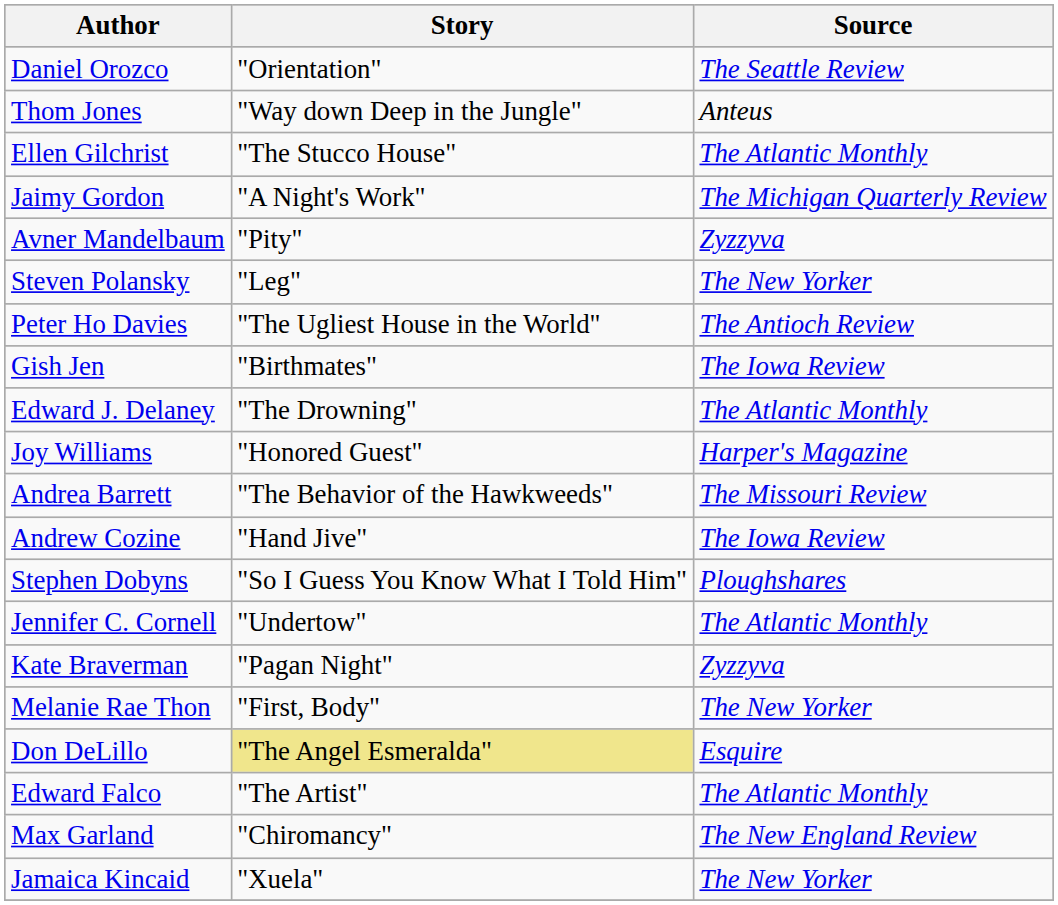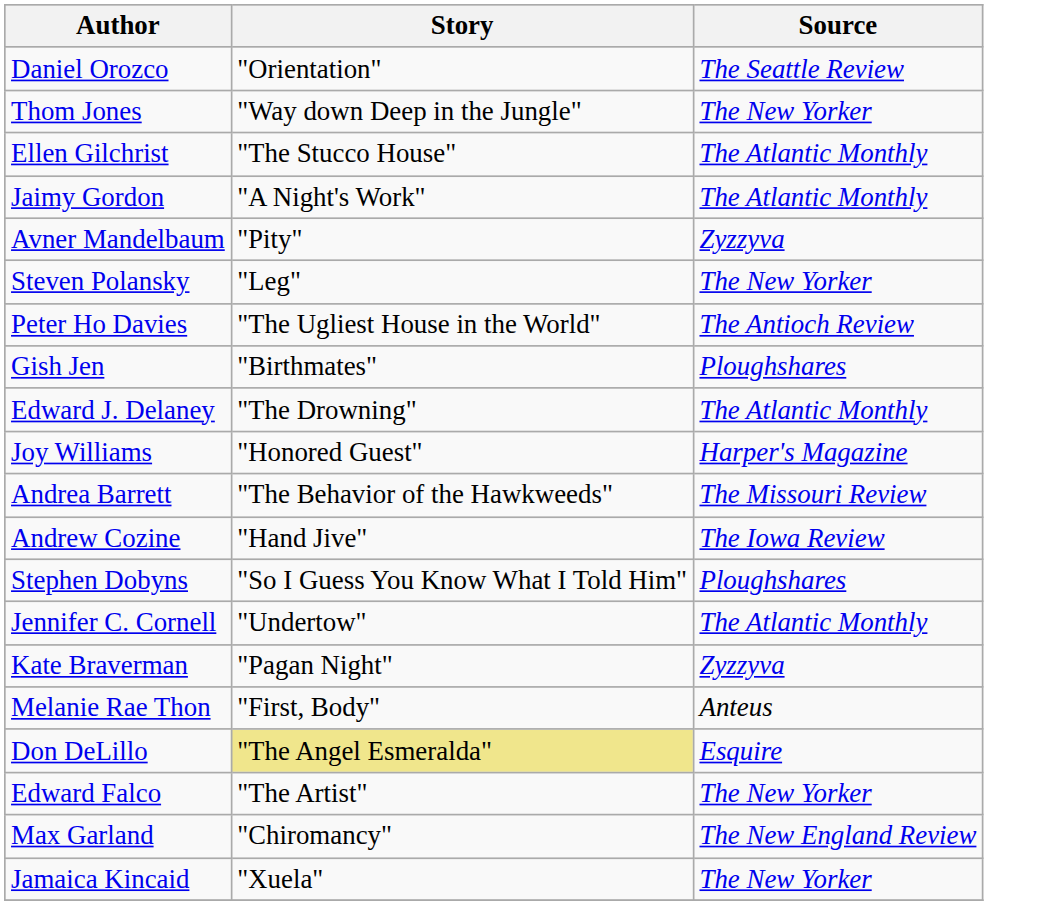(736, 111) Anteus -> (786, 111) The New Yorker
(873, 196) The Michigan Quarterly Review -> (813, 196) The Atlantic Monthly
(792, 366) The Iowa Review -> (773, 366) Ploughshares
(786, 707) The New Yorker -> (736, 707) Anteus
(813, 793) The Atlantic Monthly -> (786, 793) The New Yorker
